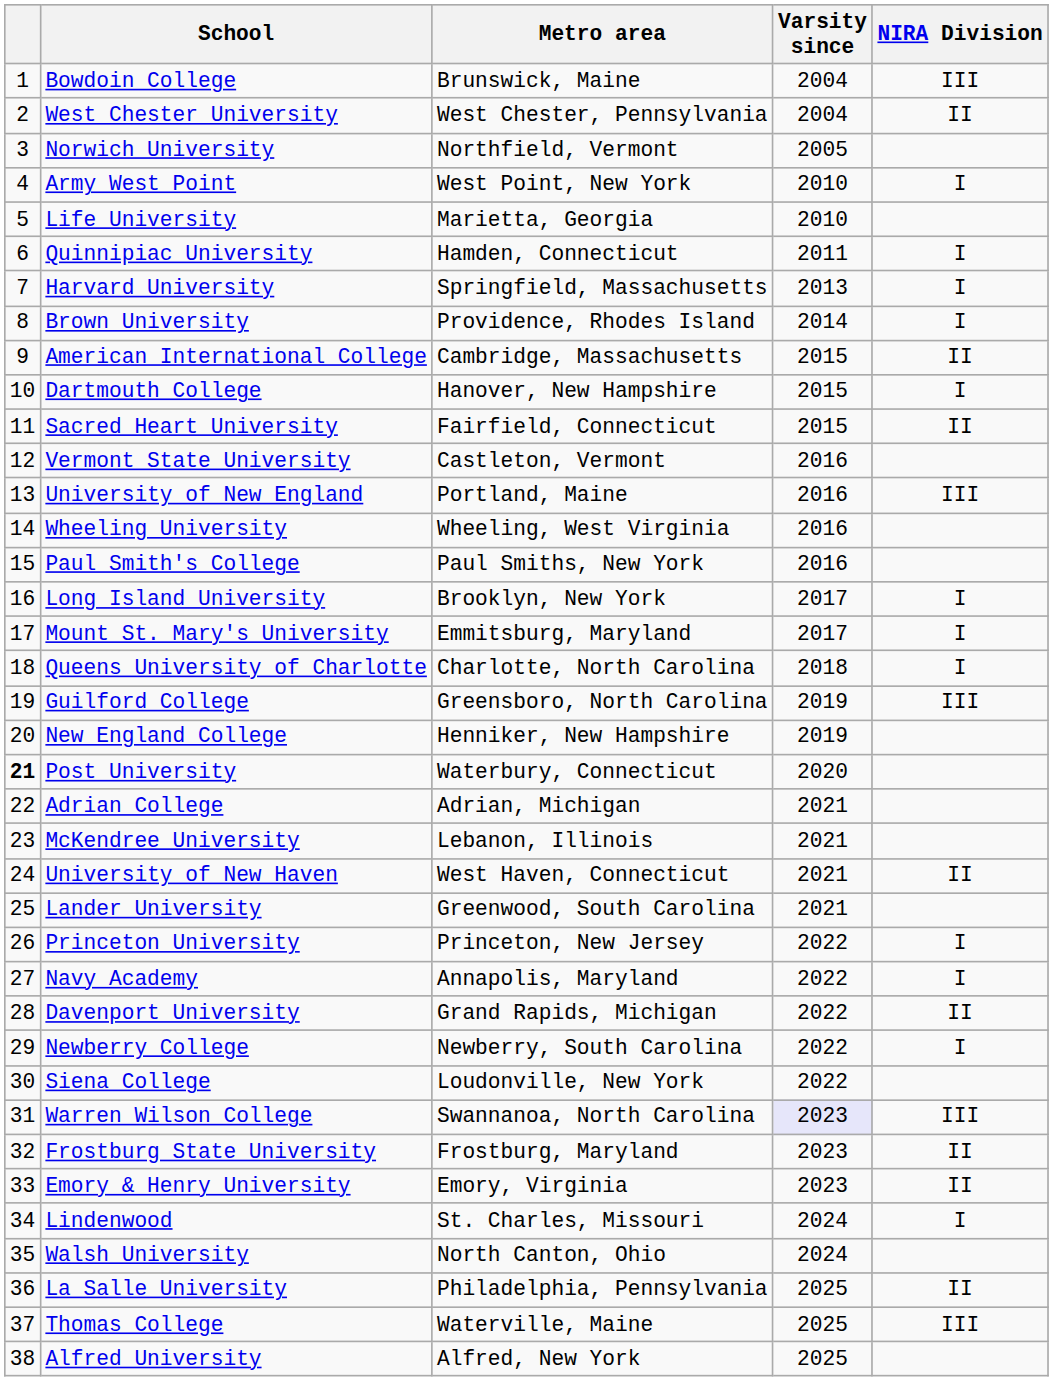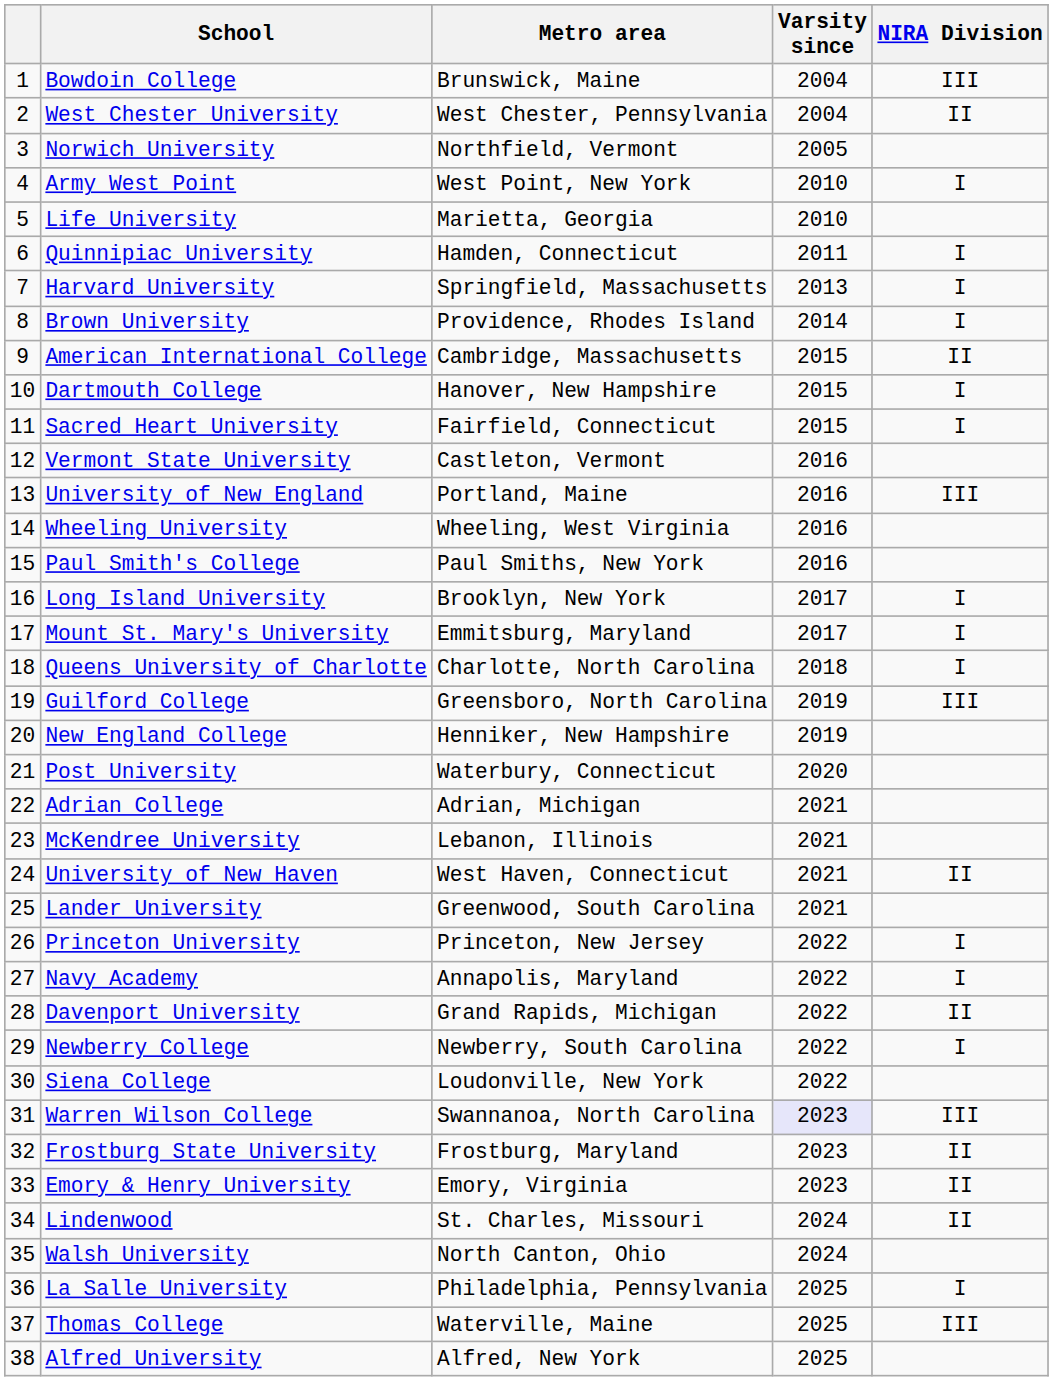(960, 426) II -> (960, 426) I
(23, 772) bold -> (23, 772) normal
(960, 1221) I -> (960, 1221) II
(960, 1290) II -> (960, 1290) I
